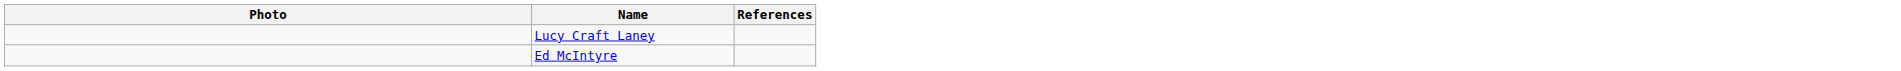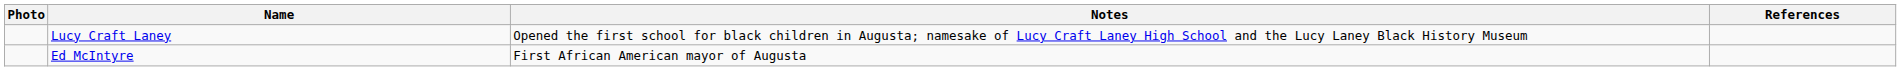+ column: (1110, 15)
